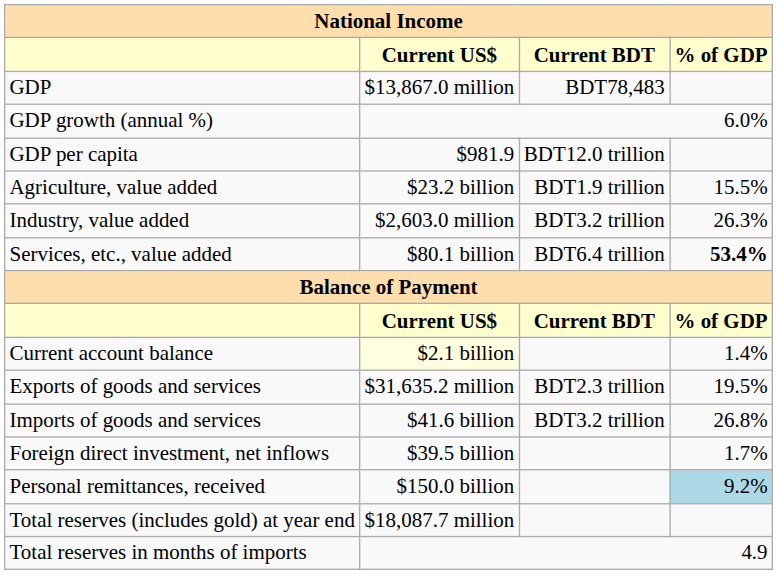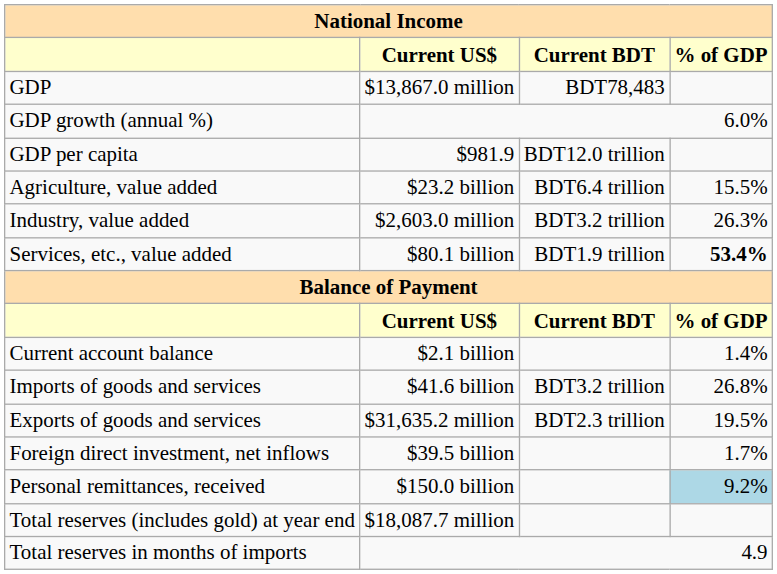(600, 187) BDT1.9 trillion -> (600, 187) BDT6.4 trillion
(600, 253) BDT6.4 trillion -> (600, 253) BDT1.9 trillion
(466, 353) lightyellow background -> (466, 353) no background
rows swapped: (135, 420) <-> (135, 386)
